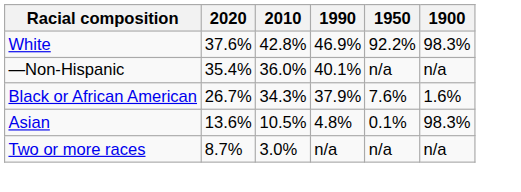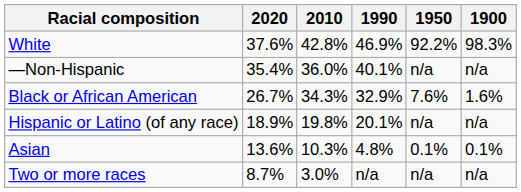(338, 97) 37.9% -> (379, 97) 32.9%
+ row: (123, 123)
(283, 123) 10.5% -> (324, 149) 10.3%
(447, 123) 98.3% -> (484, 149) 0.1%
